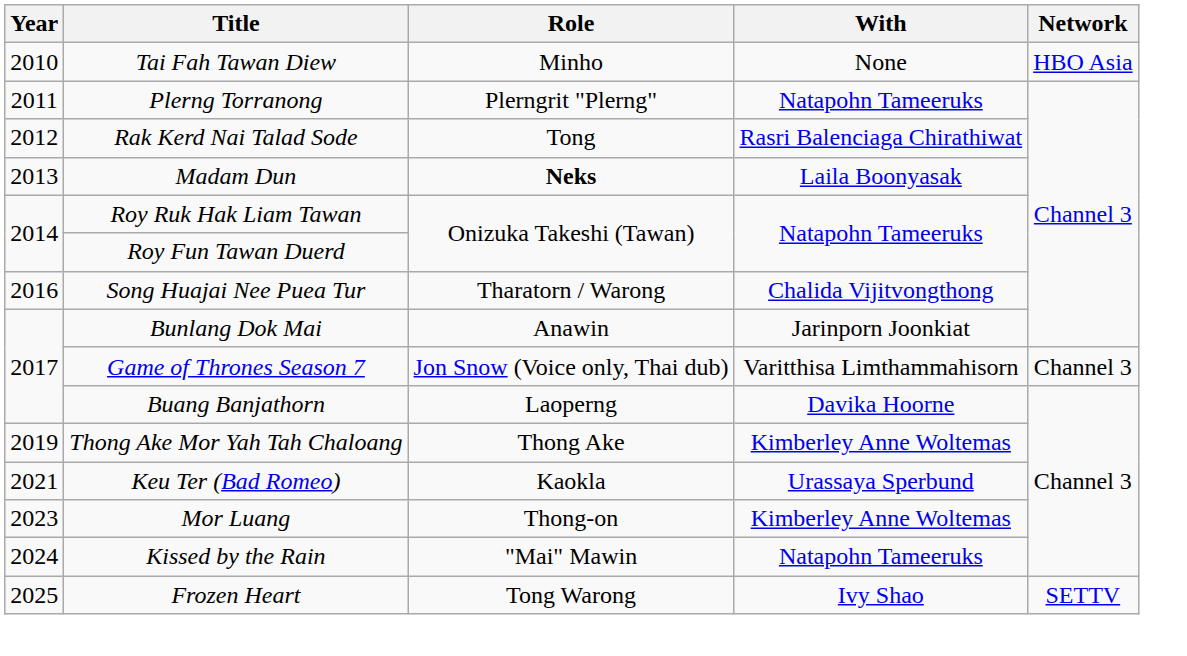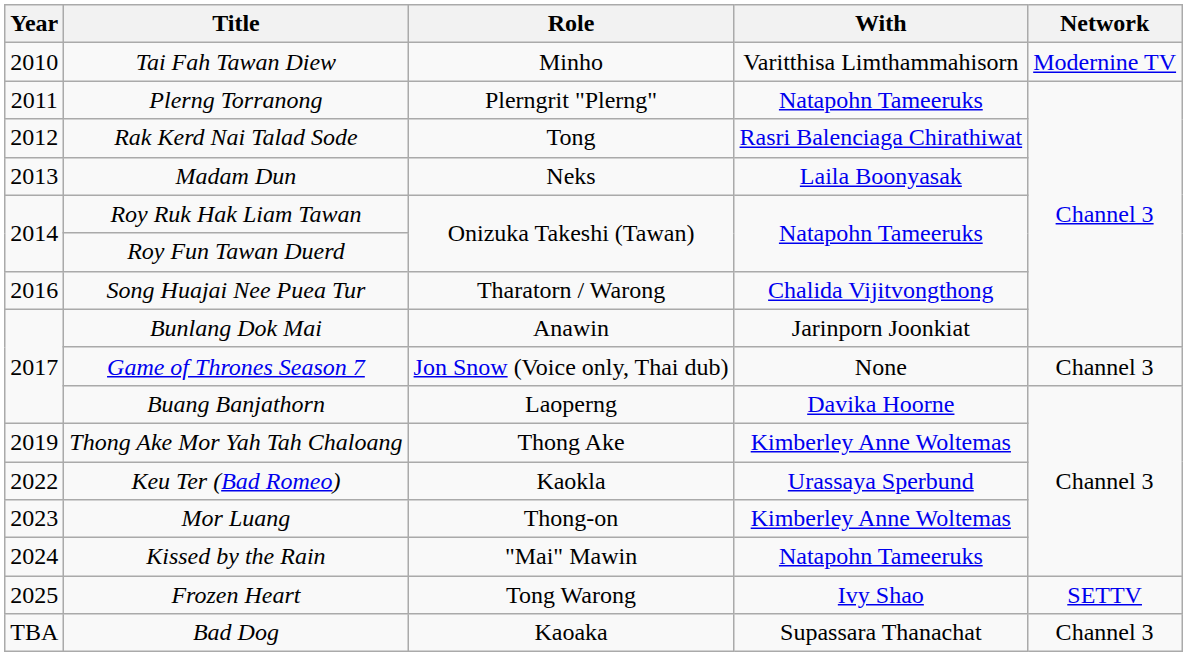(881, 61) None -> (881, 61) Varitthisa Limthammahisorn
(1083, 61) HBO Asia -> (1105, 61) Modernine TV
(571, 175) bold -> (571, 175) normal
(881, 366) Varitthisa Limthammahisorn -> (881, 366) None
(34, 480) 2021 -> (34, 480) 2022
+ row: (236, 632)
